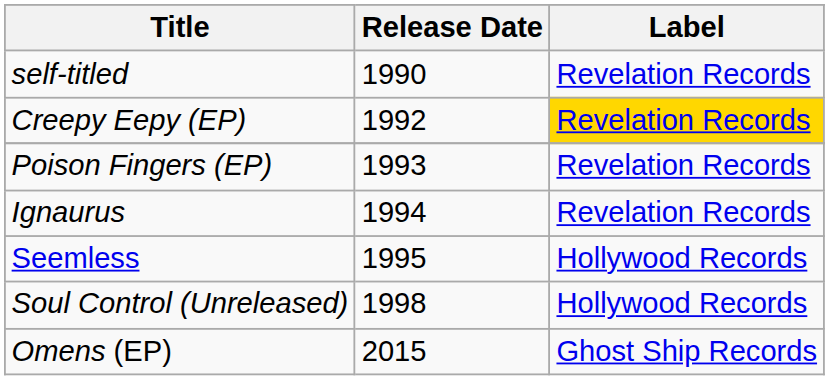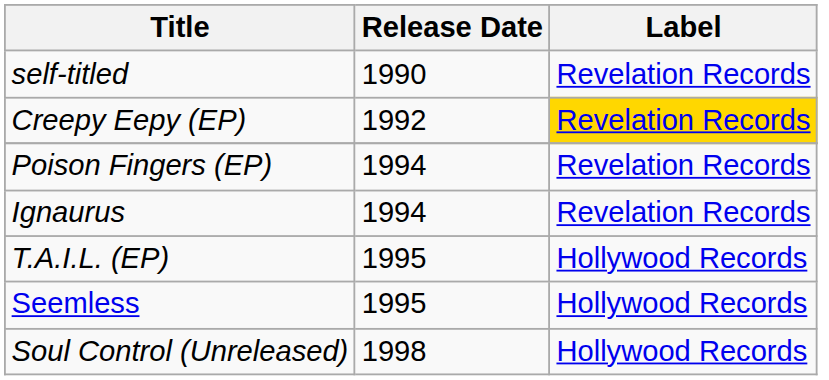(394, 166) 1993 -> (394, 166) 1994
+ row: (90, 258)
- row: (92, 350)
